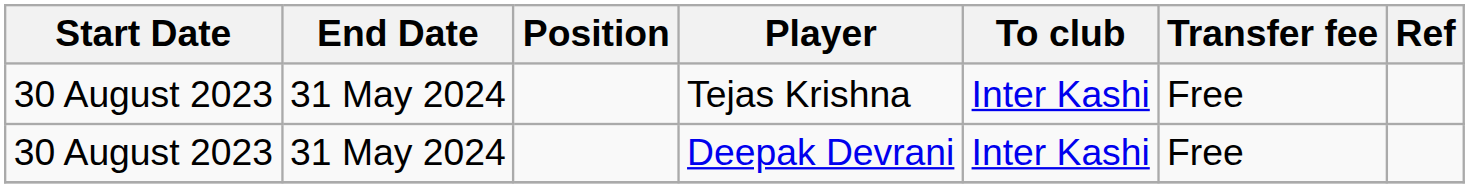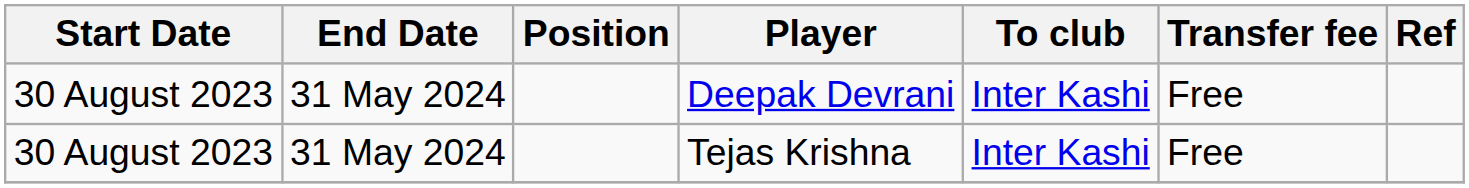rows swapped: (821, 152) <-> (799, 93)
